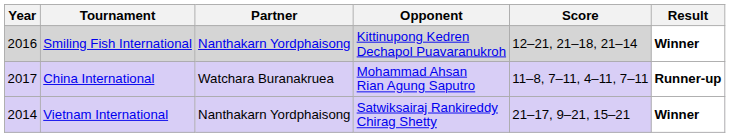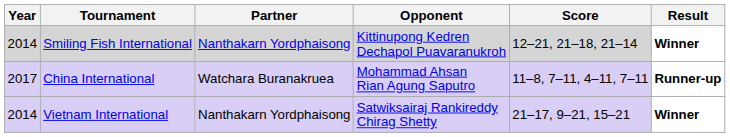(22, 44) 2016 -> (22, 44) 2014
